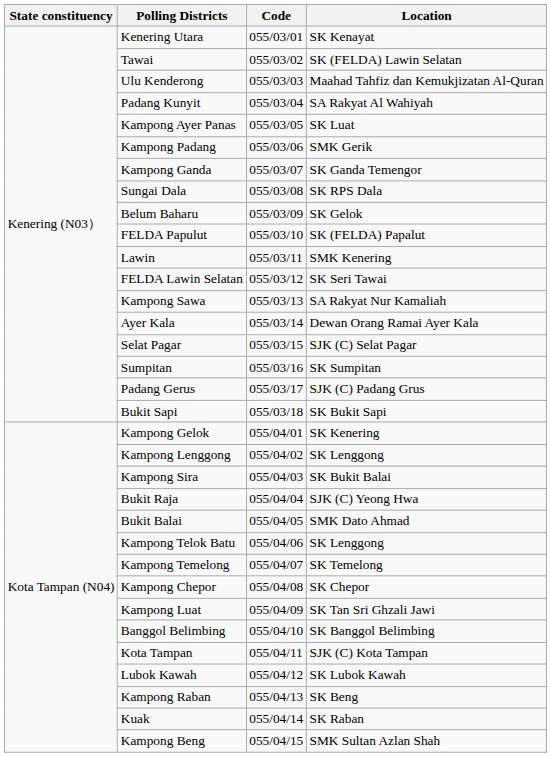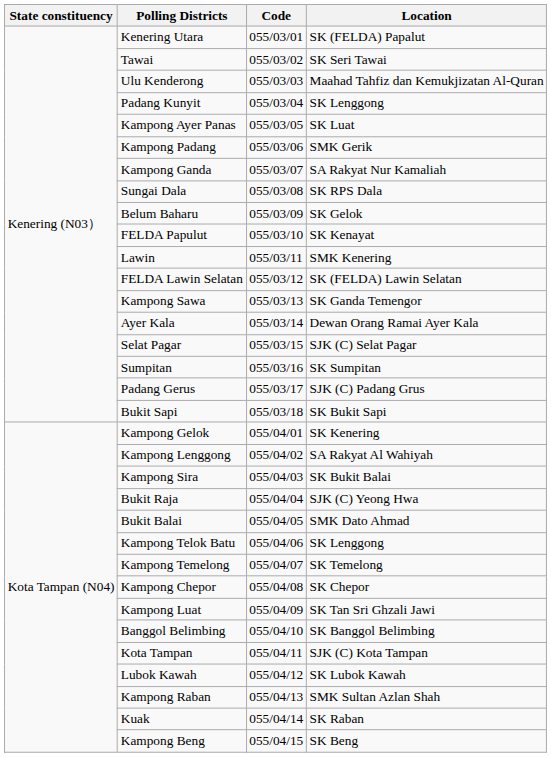(342, 37) SK Kenayat -> (367, 37) SK (FELDA) Papalut
(386, 59) SK (FELDA) Lawin Selatan -> (348, 59) SK Seri Tawai
(371, 103) SA Rakyat Al Wahiyah -> (347, 103) SK Lenggong
(366, 169) SK Ganda Temengor -> (378, 169) SA Rakyat Nur Kamaliah
(367, 234) SK (FELDA) Papalut -> (342, 234) SK Kenayat
(348, 278) SK Seri Tawai -> (386, 278) SK (FELDA) Lawin Selatan
(378, 300) SA Rakyat Nur Kamaliah -> (366, 300) SK Ganda Temengor
(347, 454) SK Lenggong -> (371, 454) SA Rakyat Al Wahiyah
(334, 696) SK Beng -> (375, 696) SMK Sultan Azlan Shah
(375, 740) SMK Sultan Azlan Shah -> (334, 740) SK Beng
